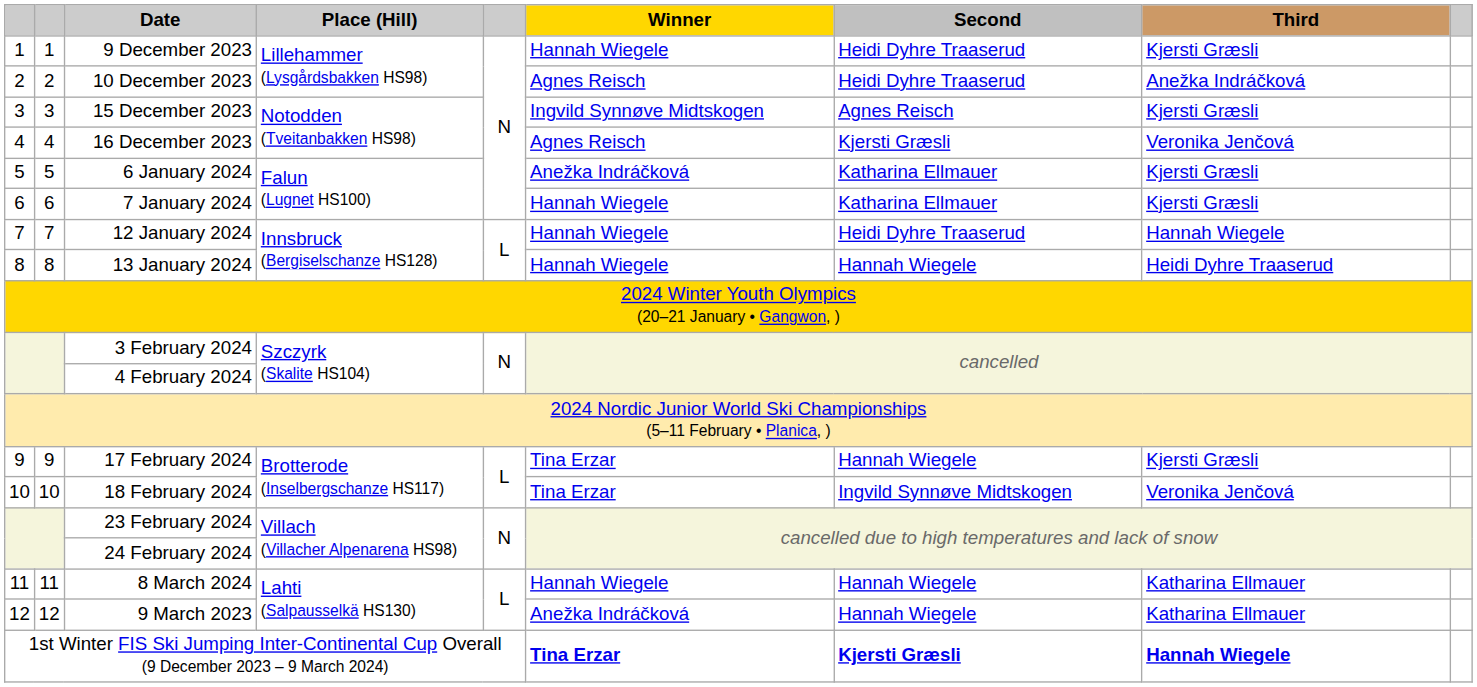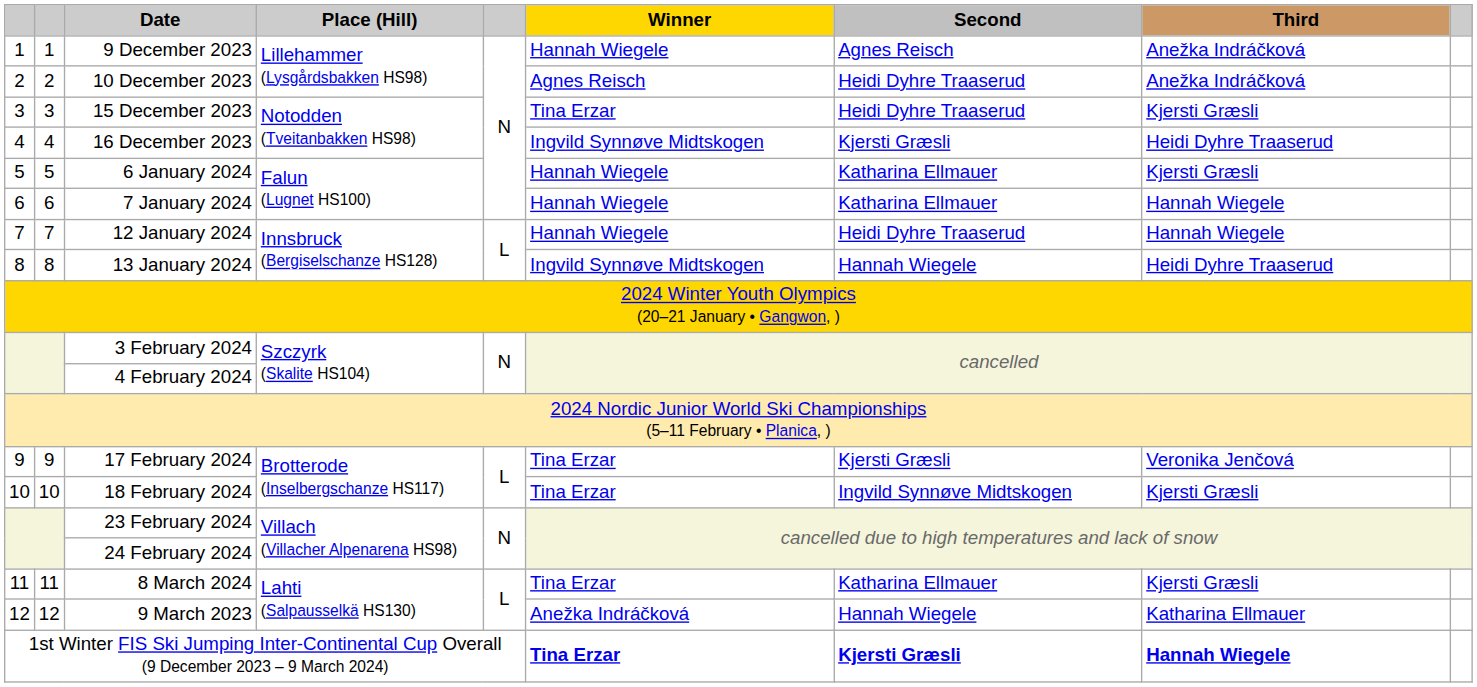(932, 50) Heidi Dyhre Traaserud -> (896, 50) Agnes Reisch
(1202, 50) Kjersti Græsli -> (1226, 50) Anežka Indráčková
(647, 111) Ingvild Synnøve Midtskogen -> (573, 111) Tina Erzar
(896, 111) Agnes Reisch -> (932, 111) Heidi Dyhre Traaserud
(588, 141) Agnes Reisch -> (647, 141) Ingvild Synnøve Midtskogen
(1220, 141) Veronika Jenčová -> (1240, 141) Heidi Dyhre Traaserud
(610, 172) Anežka Indráčková -> (599, 172) Hannah Wiegele
(1202, 203) Kjersti Græsli -> (1215, 203) Hannah Wiegele
(599, 264) Hannah Wiegele -> (647, 264) Ingvild Synnøve Midtskogen
(907, 460) Hannah Wiegele -> (894, 460) Kjersti Græsli
(1202, 460) Kjersti Græsli -> (1220, 460) Veronika Jenčová
(1220, 491) Veronika Jenčová -> (1202, 491) Kjersti Græsli
(599, 583) Hannah Wiegele -> (573, 583) Tina Erzar
(907, 583) Hannah Wiegele -> (918, 583) Katharina Ellmauer
(1226, 583) Katharina Ellmauer -> (1202, 583) Kjersti Græsli
